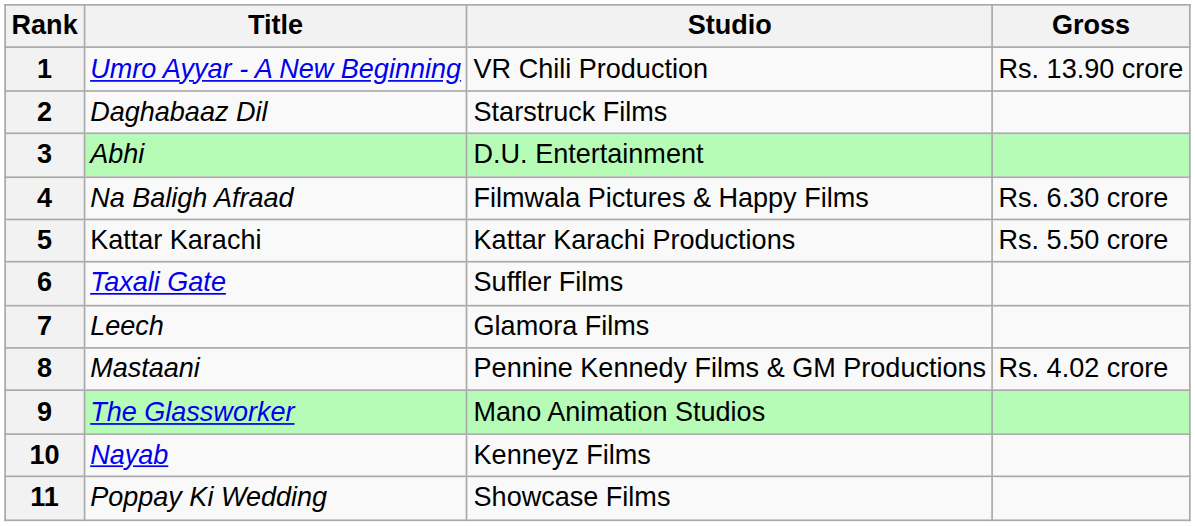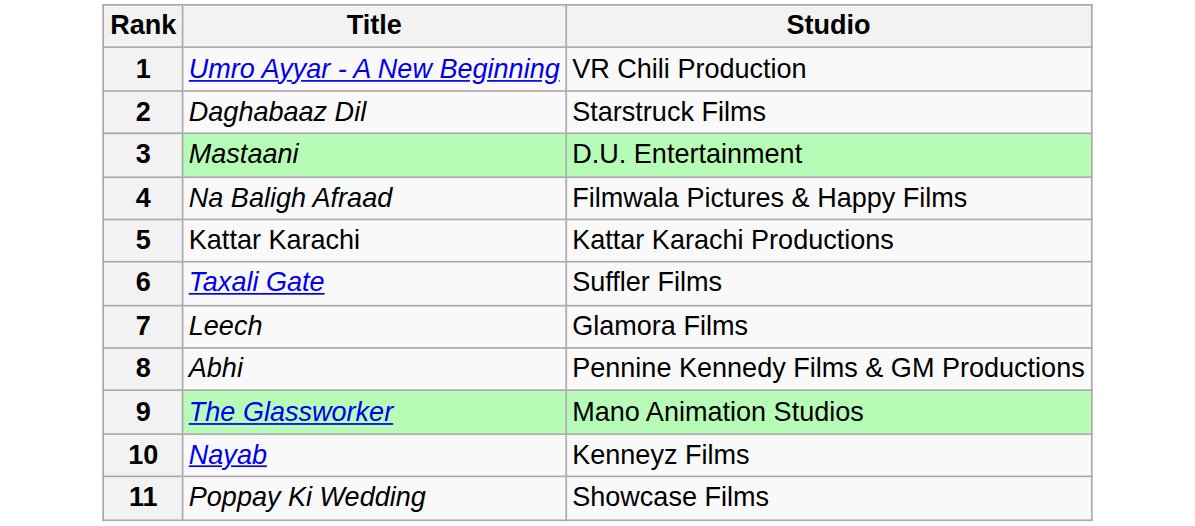- column: (1091, 25)
(117, 154) Abhi -> (244, 154) Mastaani
(145, 369) Mastaani -> (216, 369) Abhi
